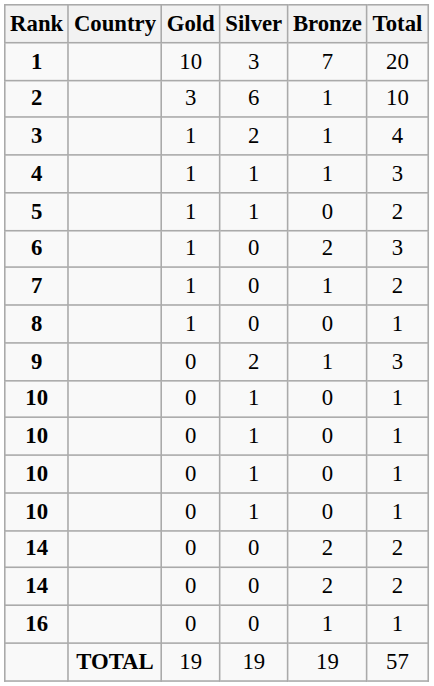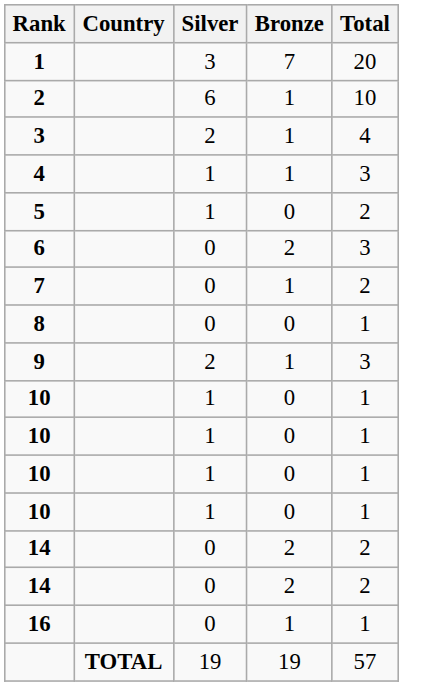- column: (191, 23)
